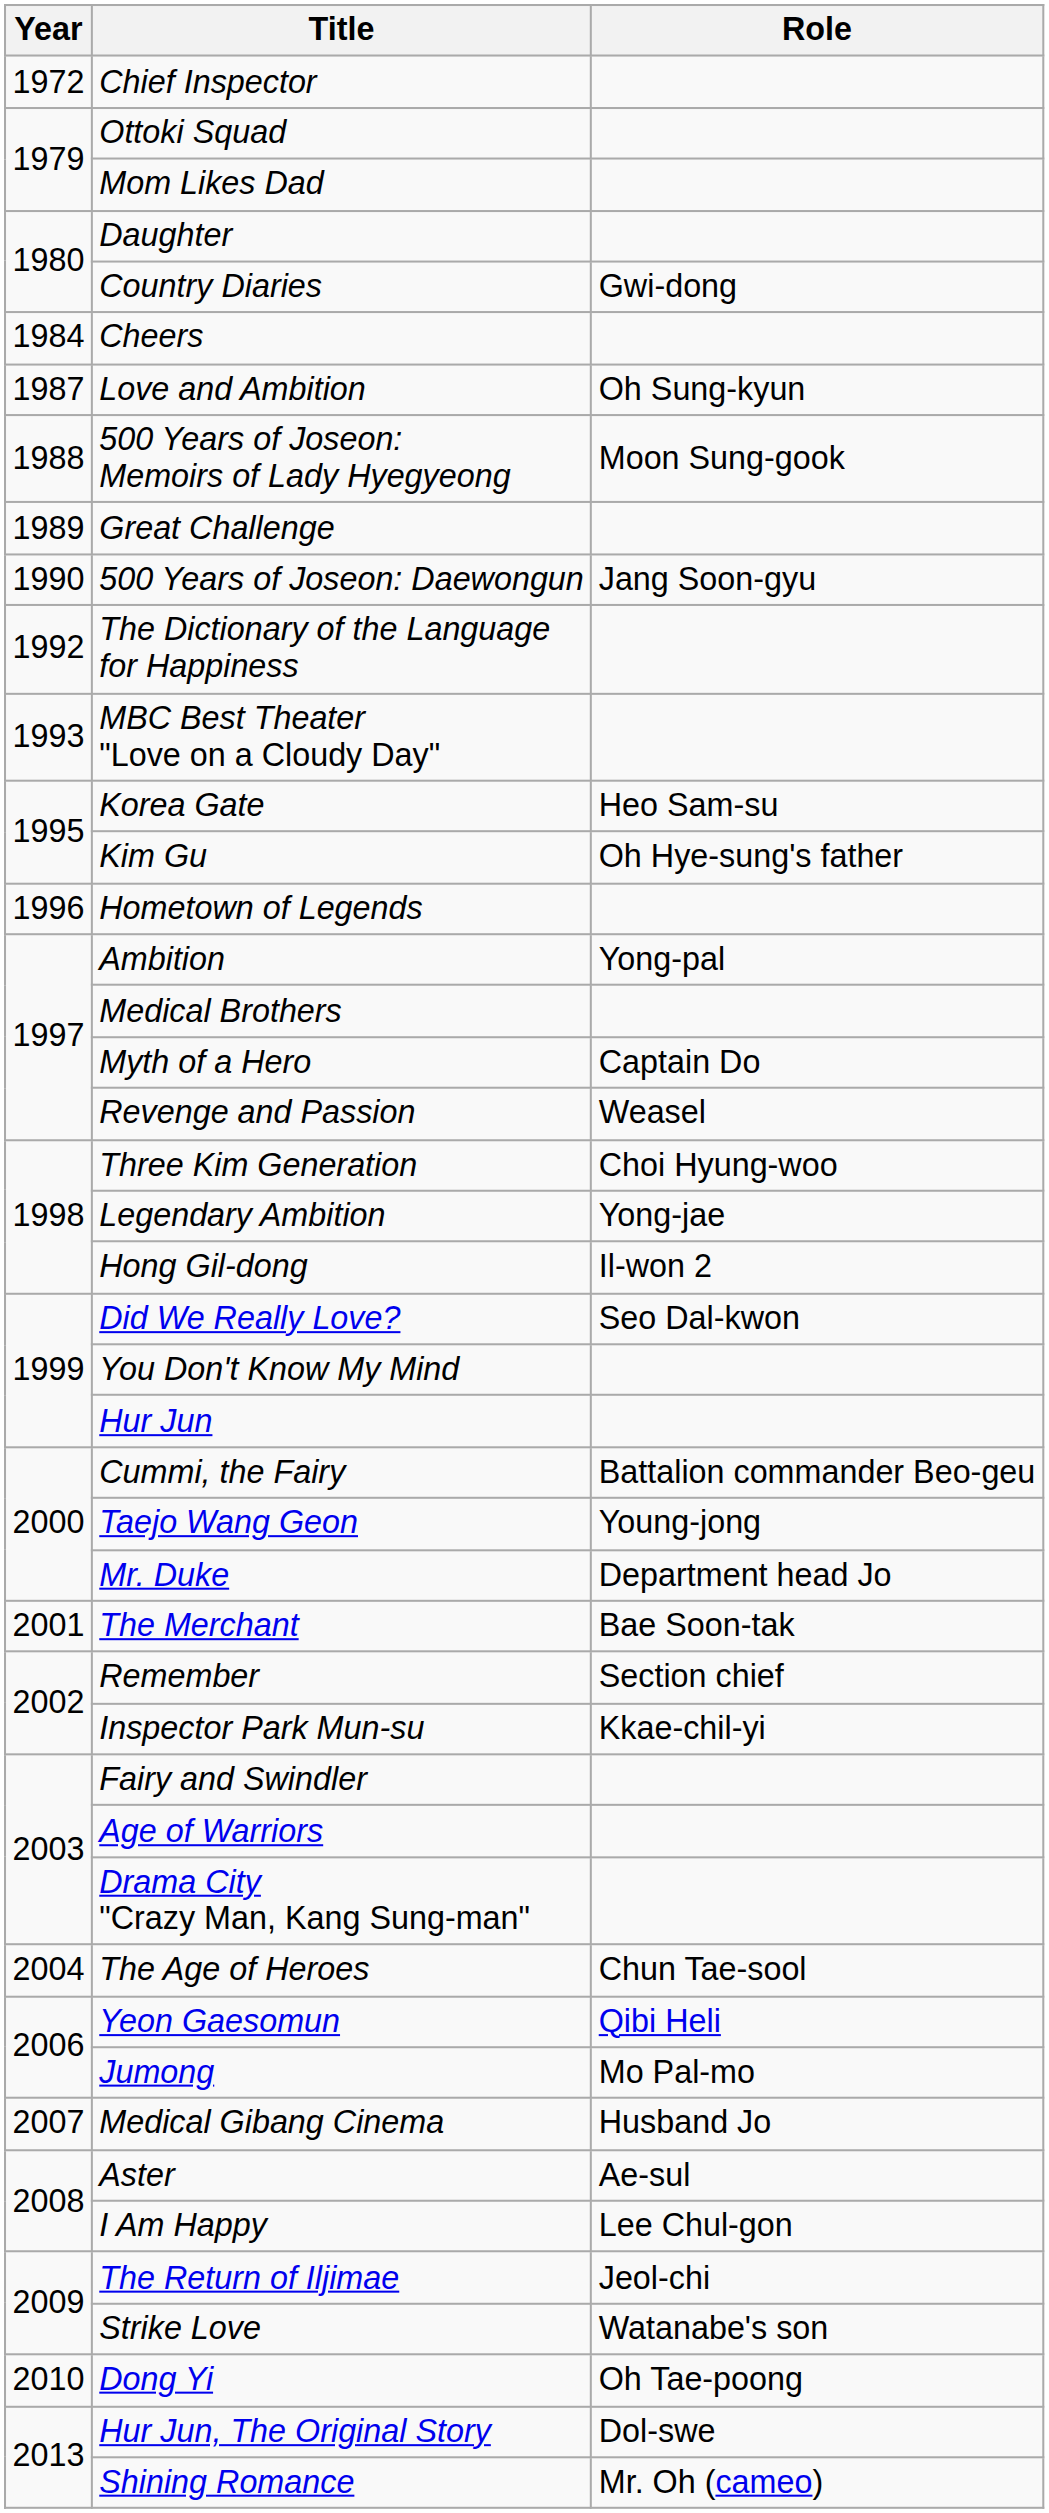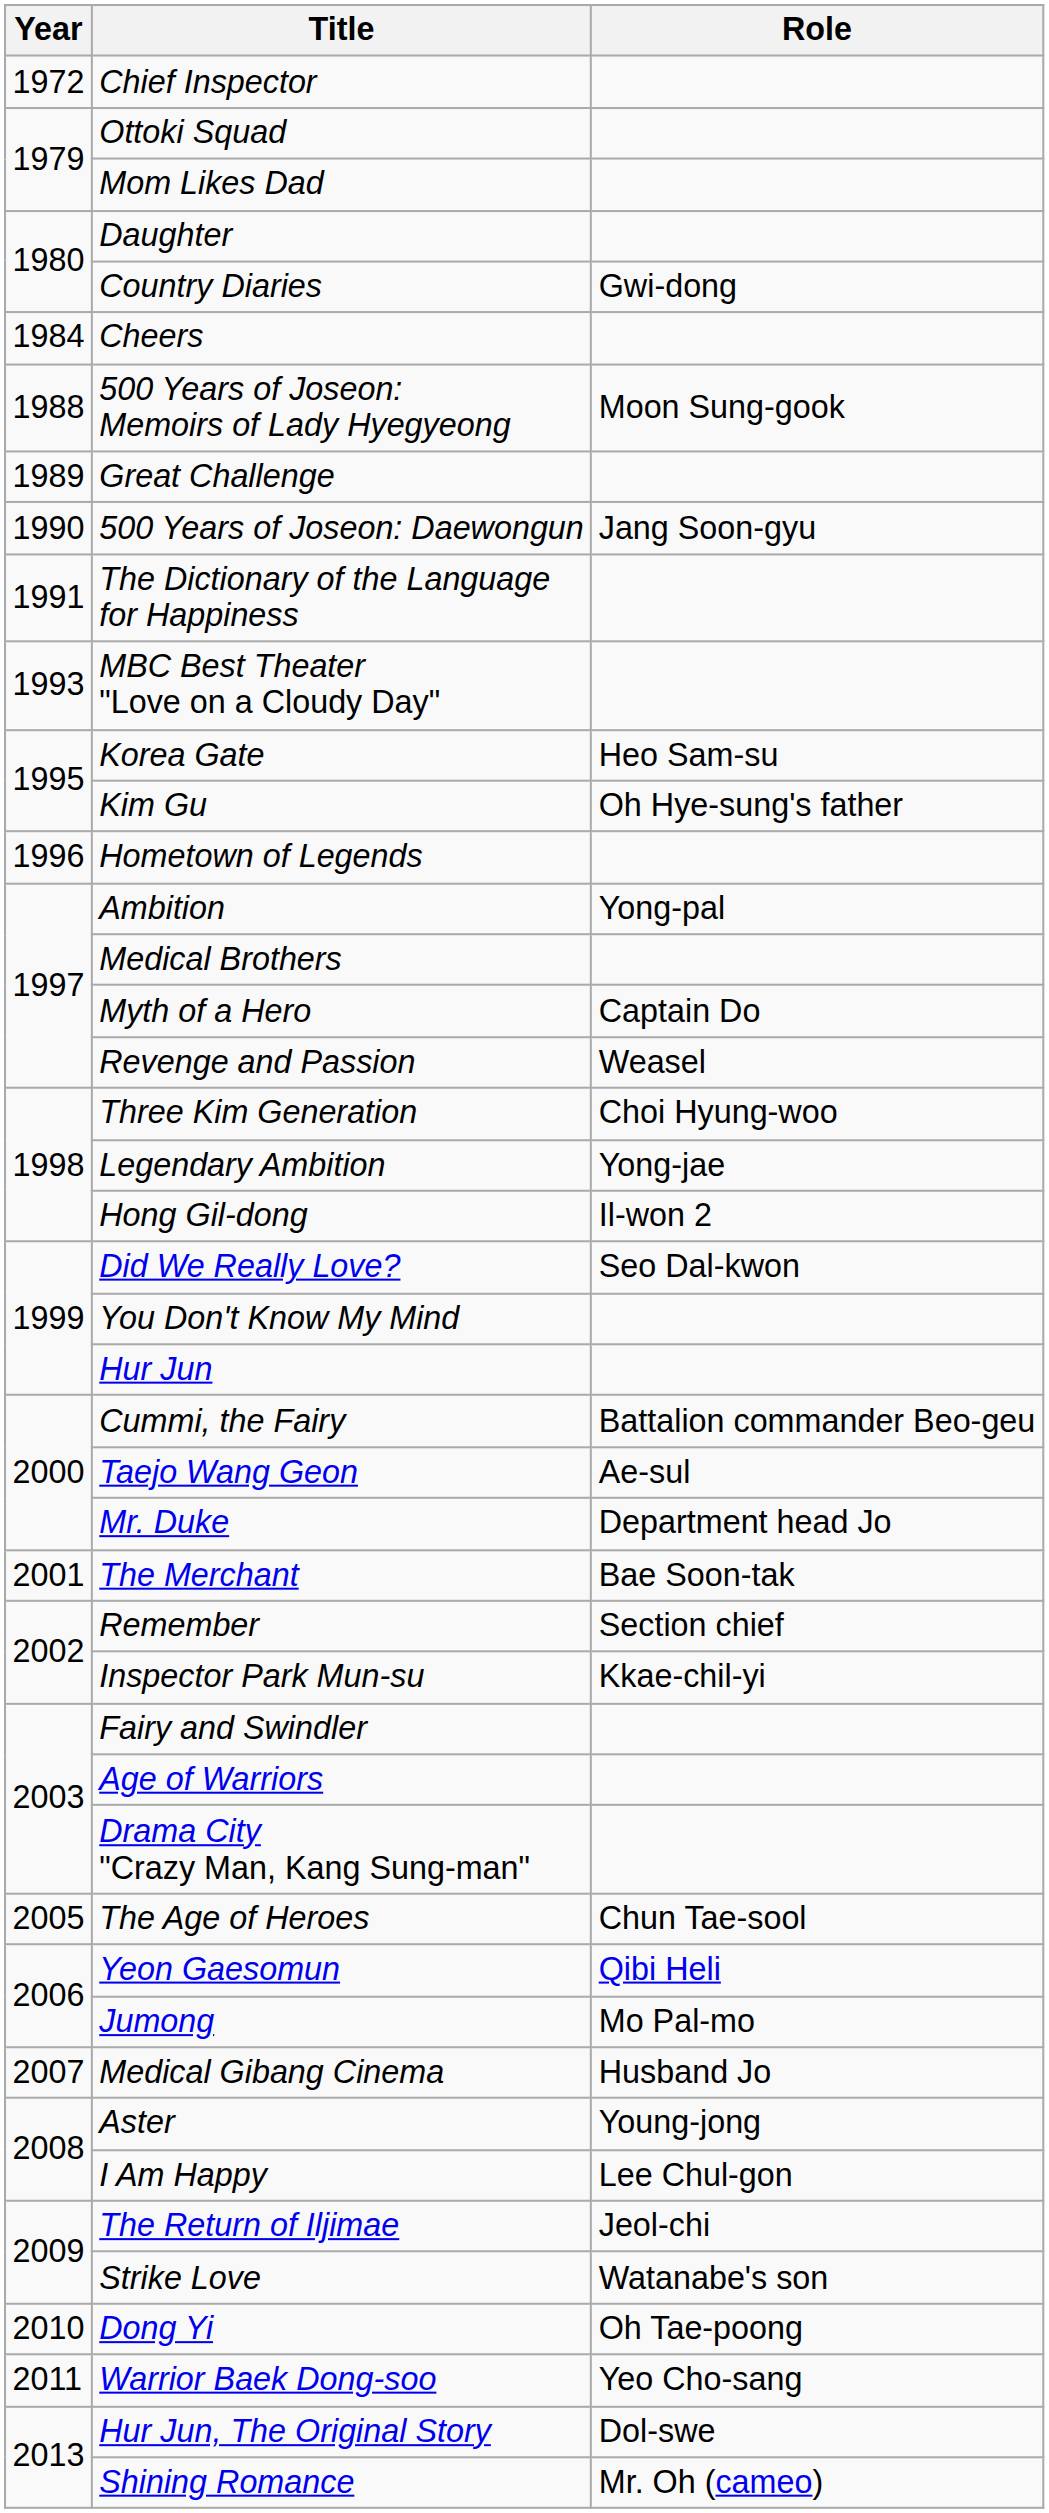- row: (233, 388)
(48, 648) 1992 -> (48, 597) 1991
(680, 1523) Young-jong -> (645, 1471) Ae-sul
(48, 1969) 2004 -> (48, 1918) 2005
(645, 2174) Ae-sul -> (680, 2123) Young-jong
+ row: (268, 2379)
